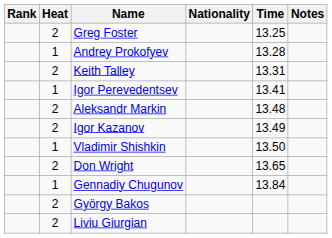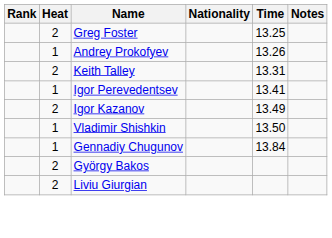(270, 52) 13.28 -> (270, 52) 13.26
- row: (120, 109)
- row: (103, 166)
